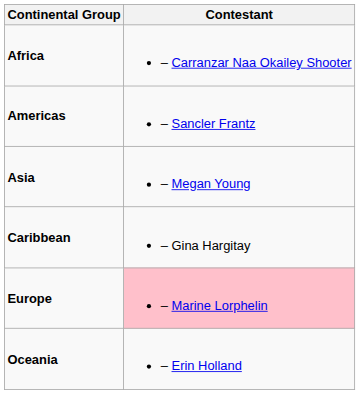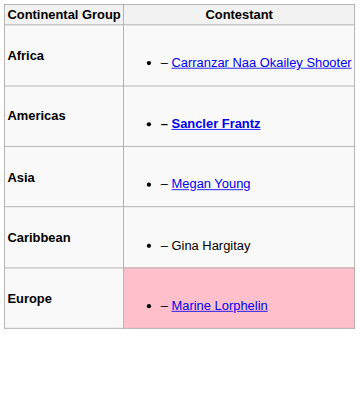(239, 123) normal -> (239, 123) bold
- row: (33, 359)
